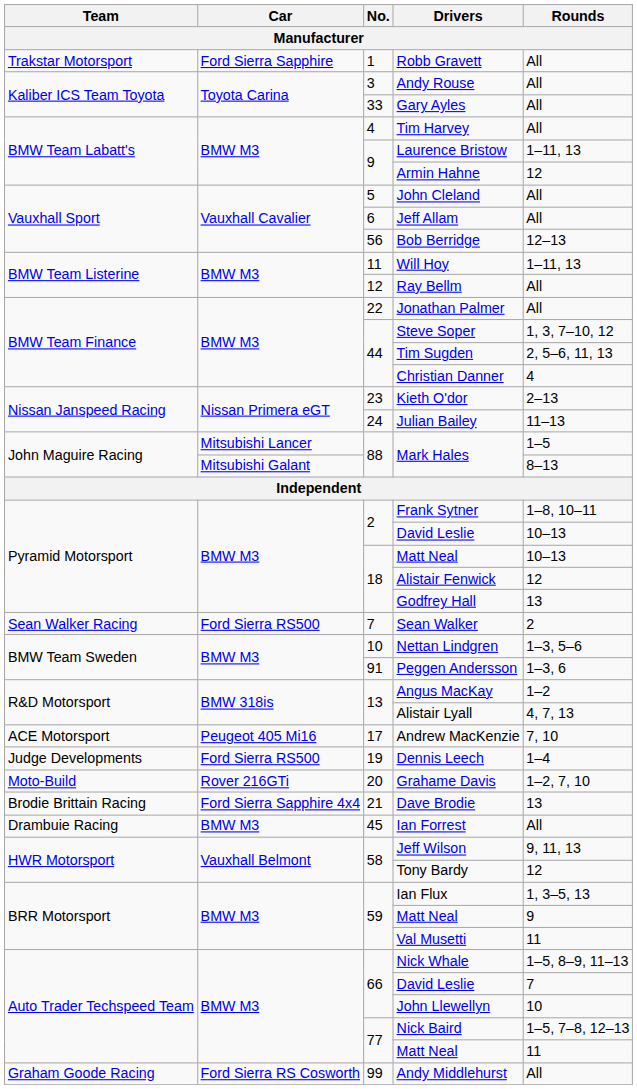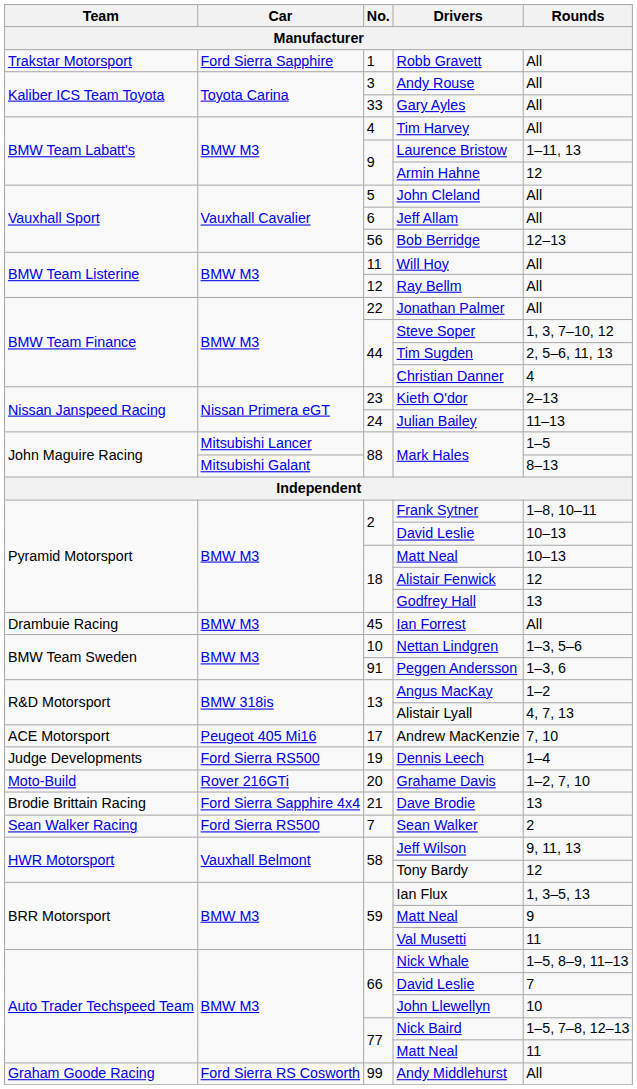(554, 263) 1–11, 13 -> (534, 263) All
rows swapped: (371, 623) <-> (375, 826)
